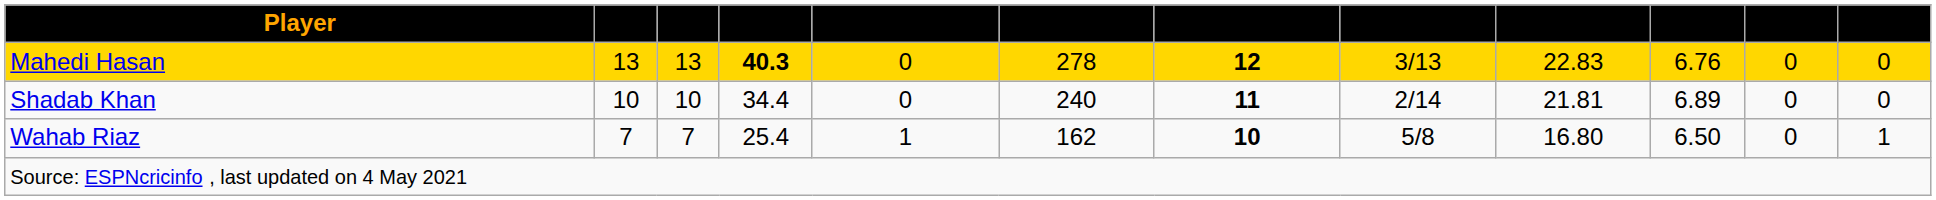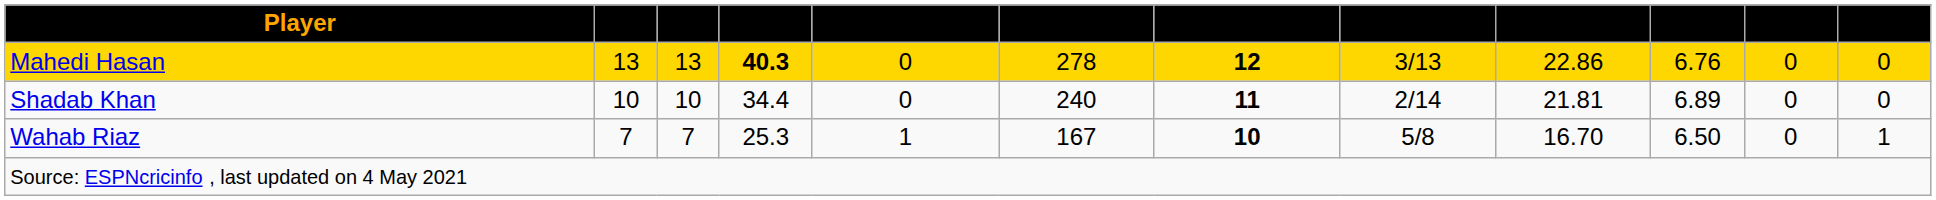(1573, 61) 22.83 -> (1573, 61) 22.86
(766, 137) 25.4 -> (766, 137) 25.3
(1076, 137) 162 -> (1076, 137) 167
(1573, 137) 16.80 -> (1573, 137) 16.70
